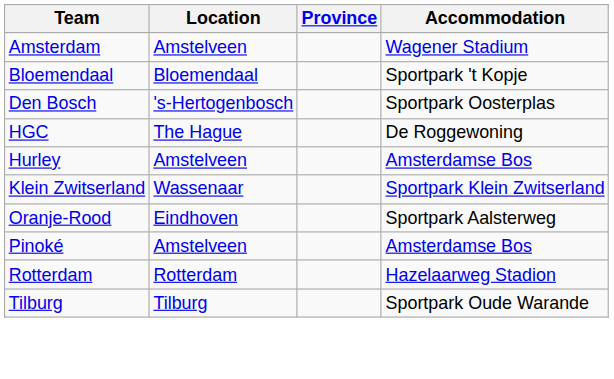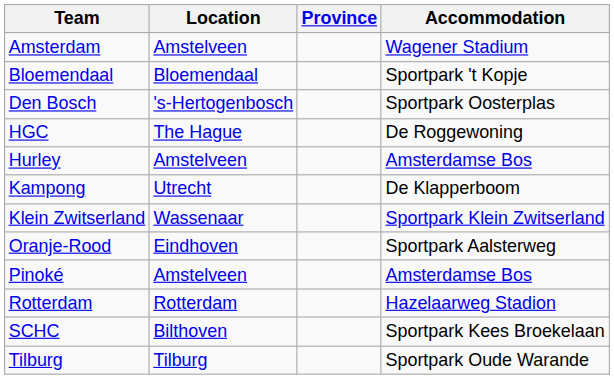+ row: (47, 189)
+ row: (34, 331)
